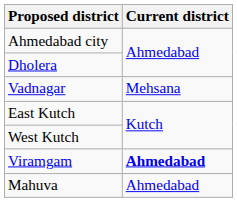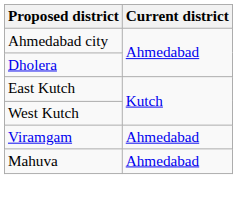- row: (37, 88)
(165, 161) bold -> (162, 137) normal
